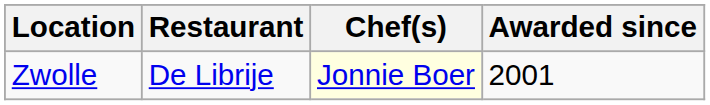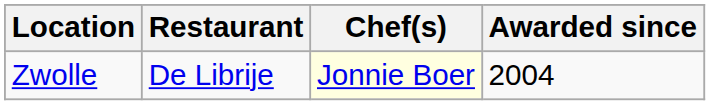(522, 74) 2001 -> (522, 74) 2004
